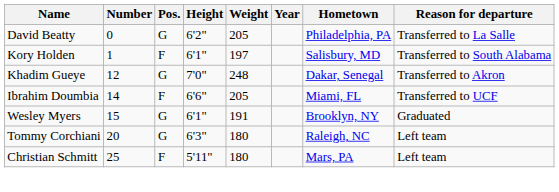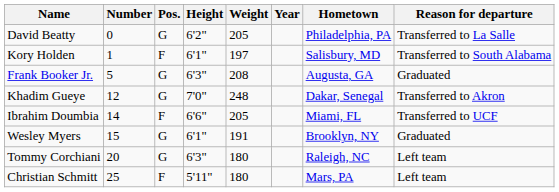+ row: (50, 75)
